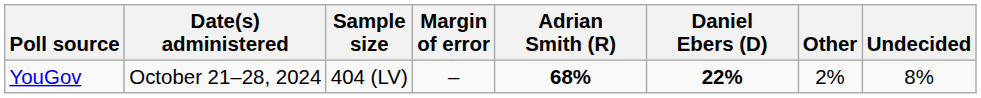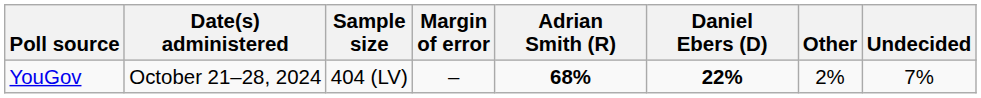(919, 76) 8% -> (919, 76) 7%
